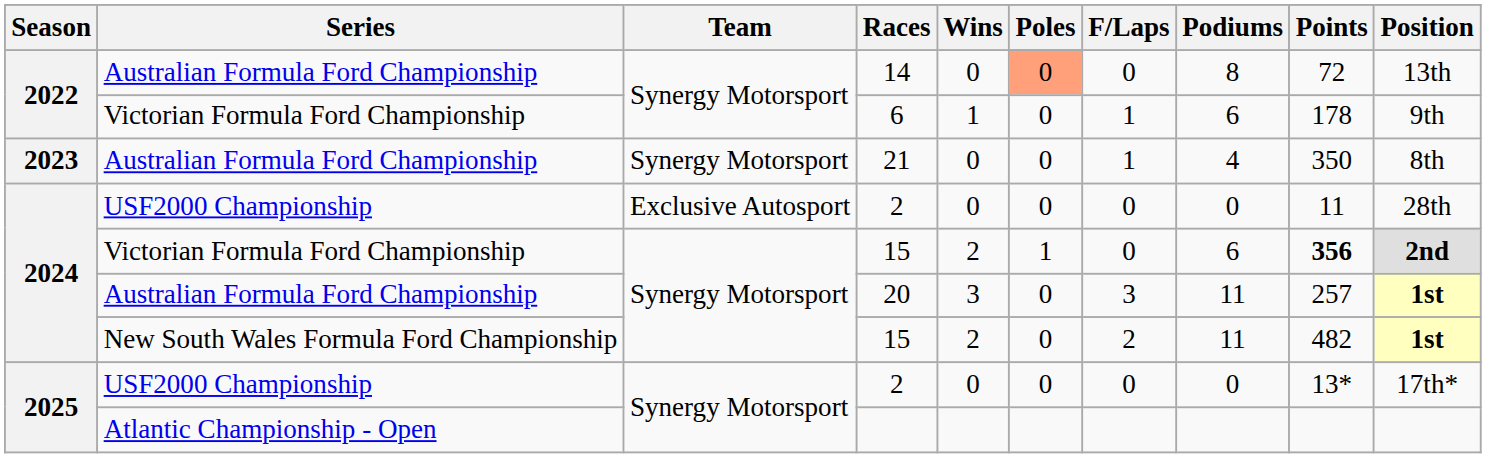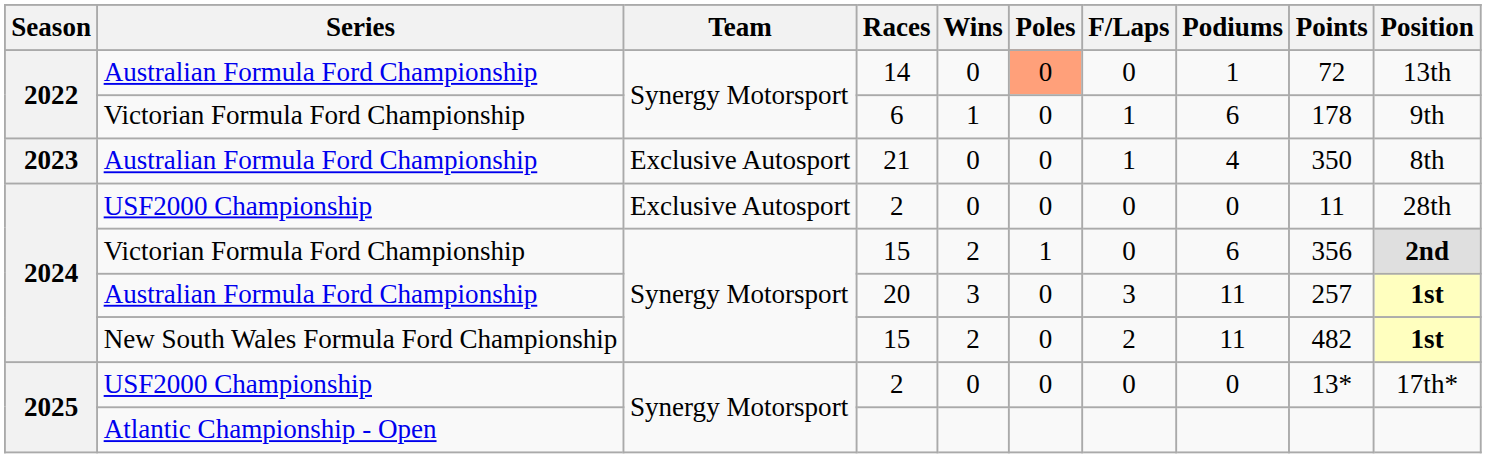(1233, 71) 8 -> (1233, 71) 1
(739, 161) Synergy Motorsport -> (740, 161) Exclusive Autosport
(1332, 250) bold -> (1332, 250) normal
